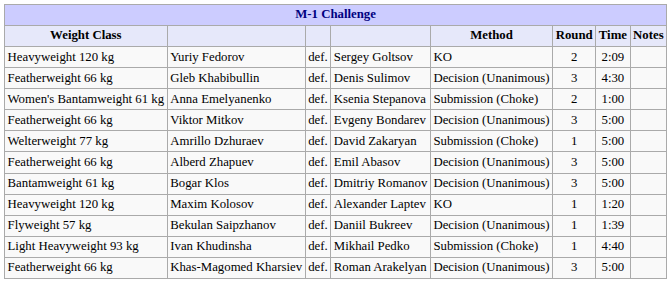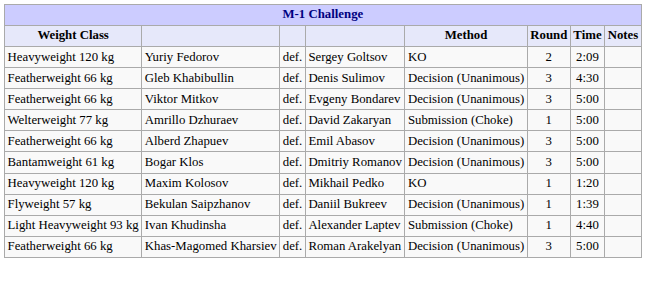- row: (221, 99)
(380, 204) Alexander Laptev -> (346, 183) Mikhail Pedko
(372, 246) Mikhail Pedko -> (354, 225) Alexander Laptev
